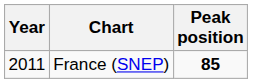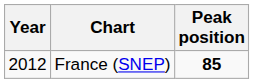(27, 64) 2011 -> (28, 64) 2012
